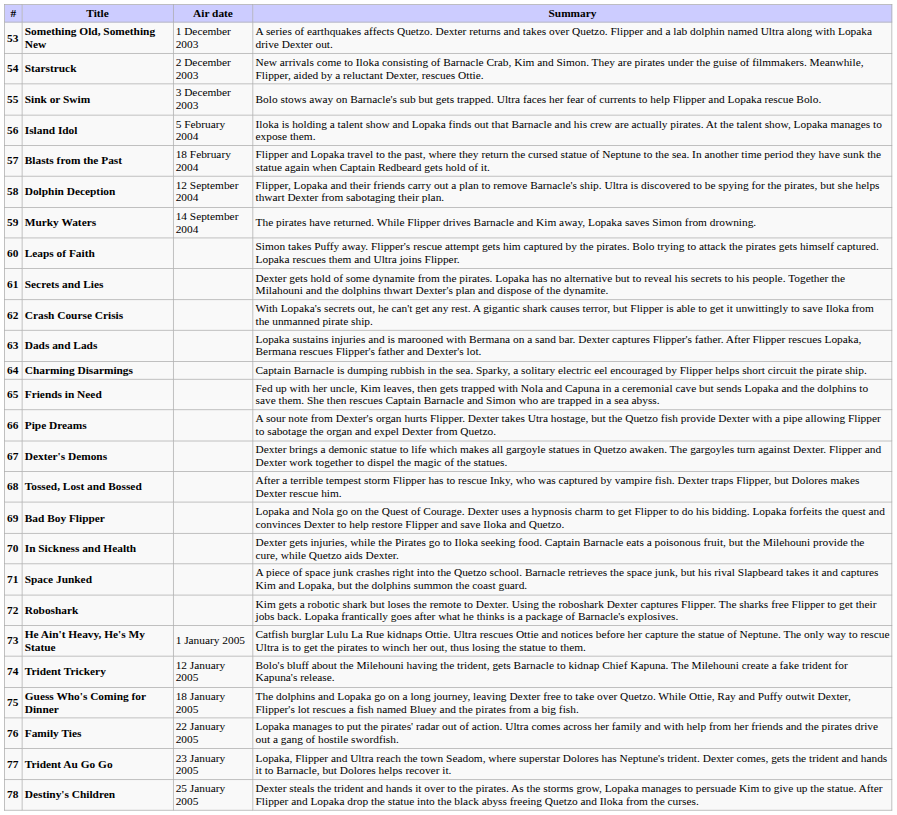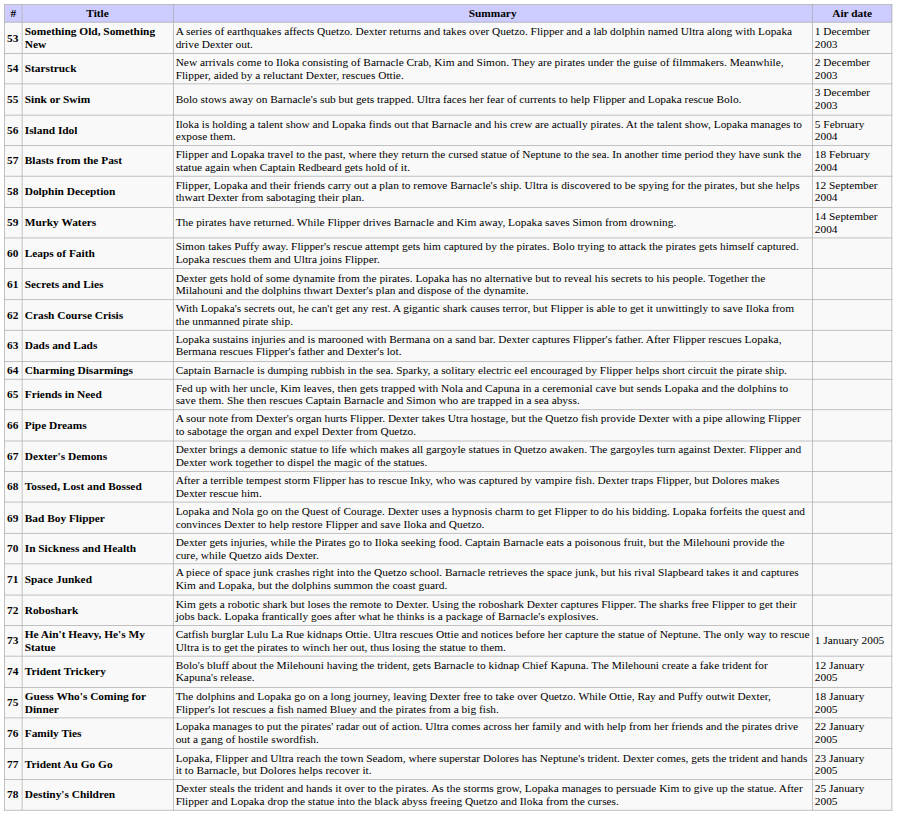columns swapped: (573, 13) <-> (213, 13)
